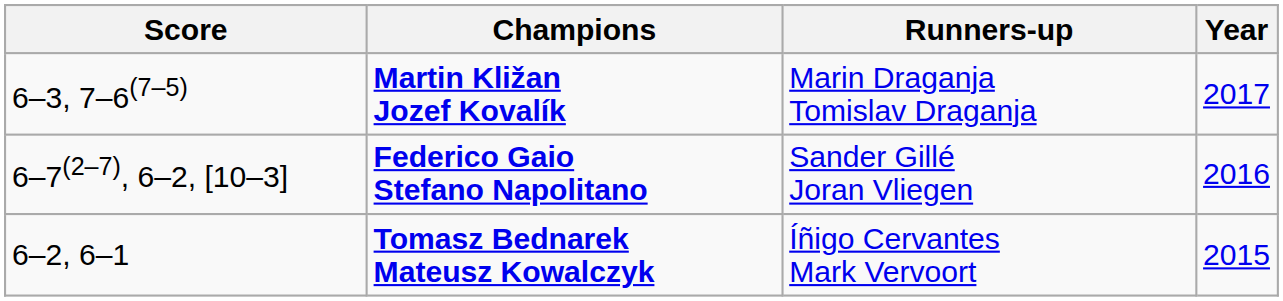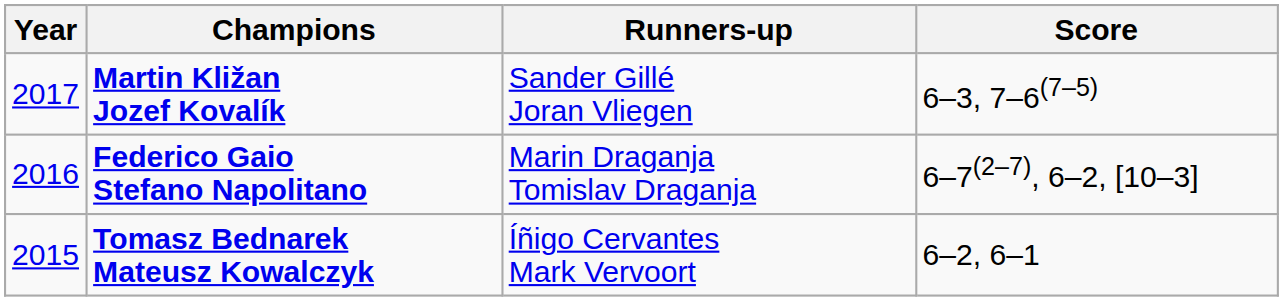columns swapped: (1237, 29) <-> (186, 29)
(913, 93) Marin Draganja Tomislav Draganja -> (601, 93) Sander Gillé Joran Vliegen
(881, 174) Sander Gillé Joran Vliegen -> (632, 174) Marin Draganja Tomislav Draganja
